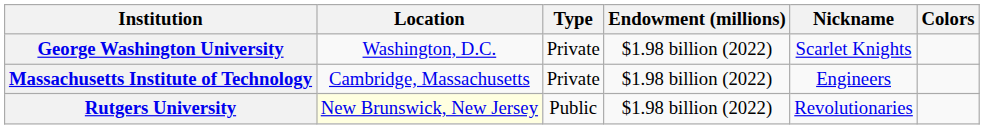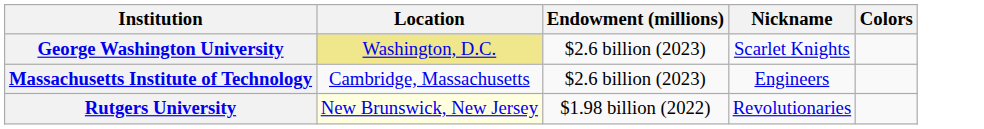- column: (573, 19)
(429, 49) no background -> (429, 49) khaki background
(697, 49) $1.98 billion (2022) -> (635, 49) $2.6 billion (2023)
(697, 78) $1.98 billion (2022) -> (635, 78) $2.6 billion (2023)
